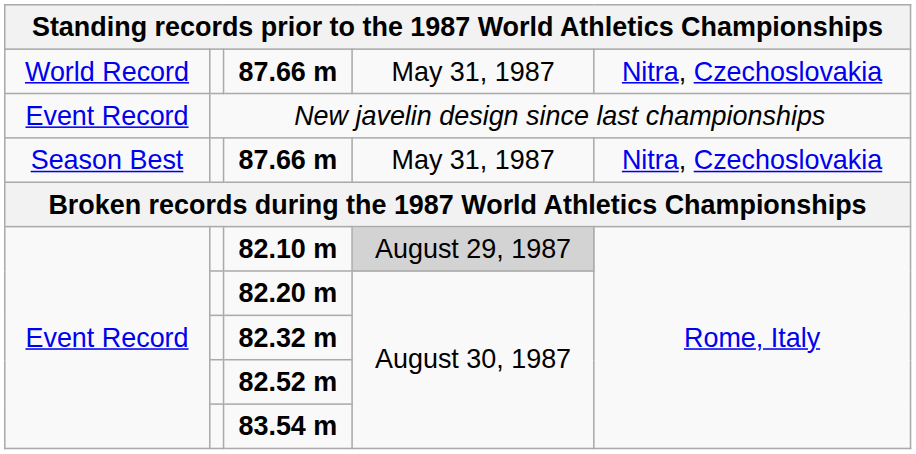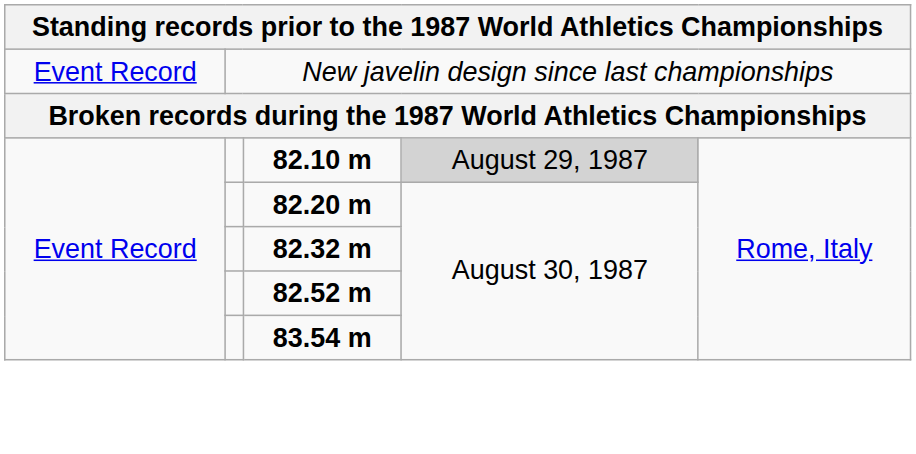- row: (107, 70)
- row: (107, 159)
